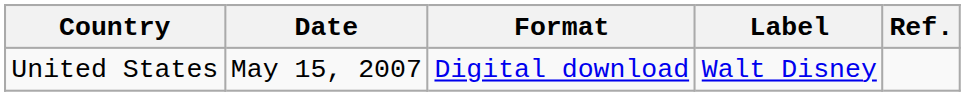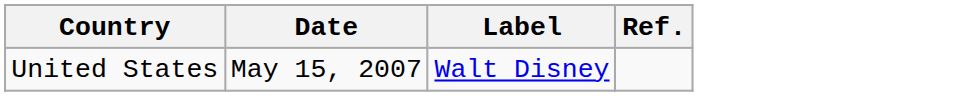- column: (562, 27)
